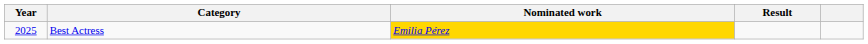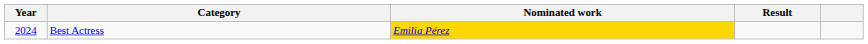(26, 30) 2025 -> (26, 30) 2024
